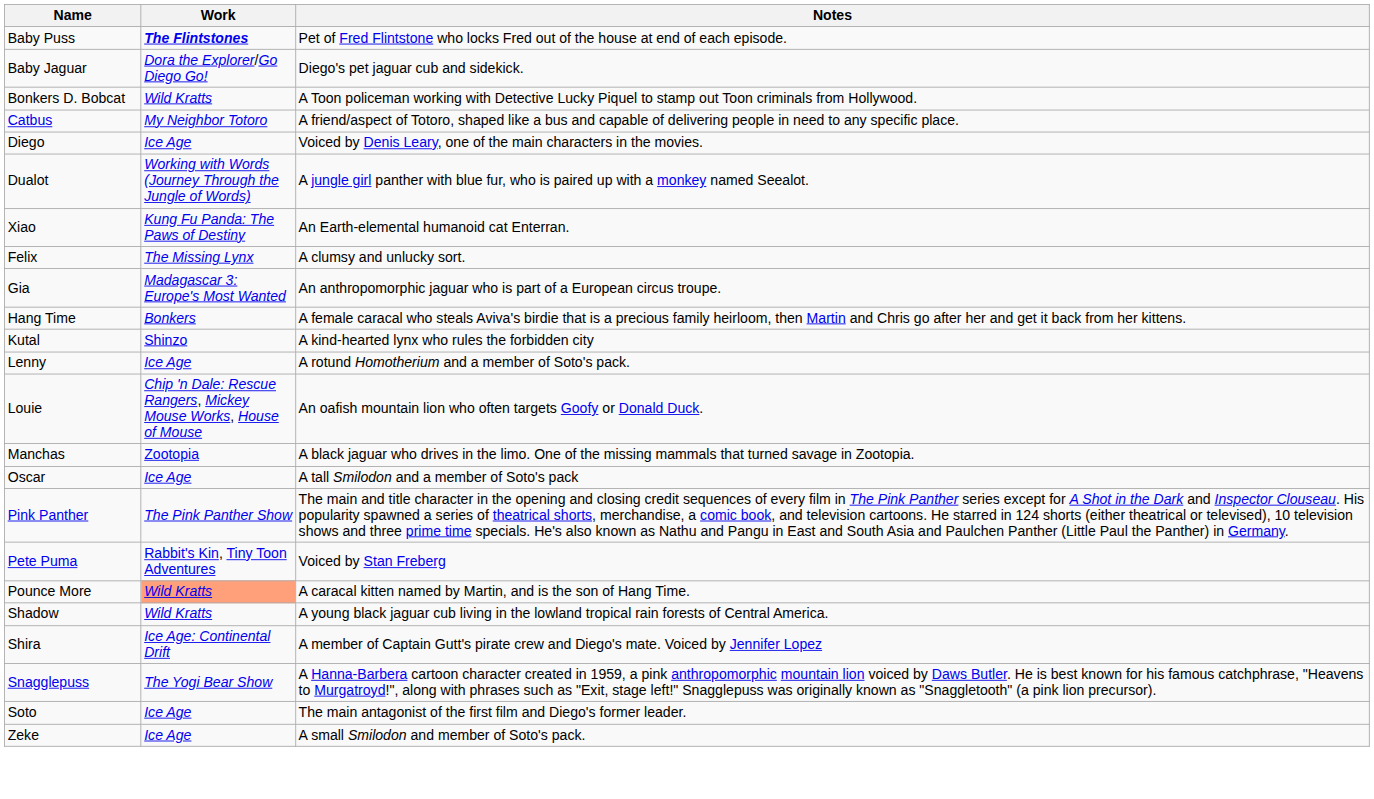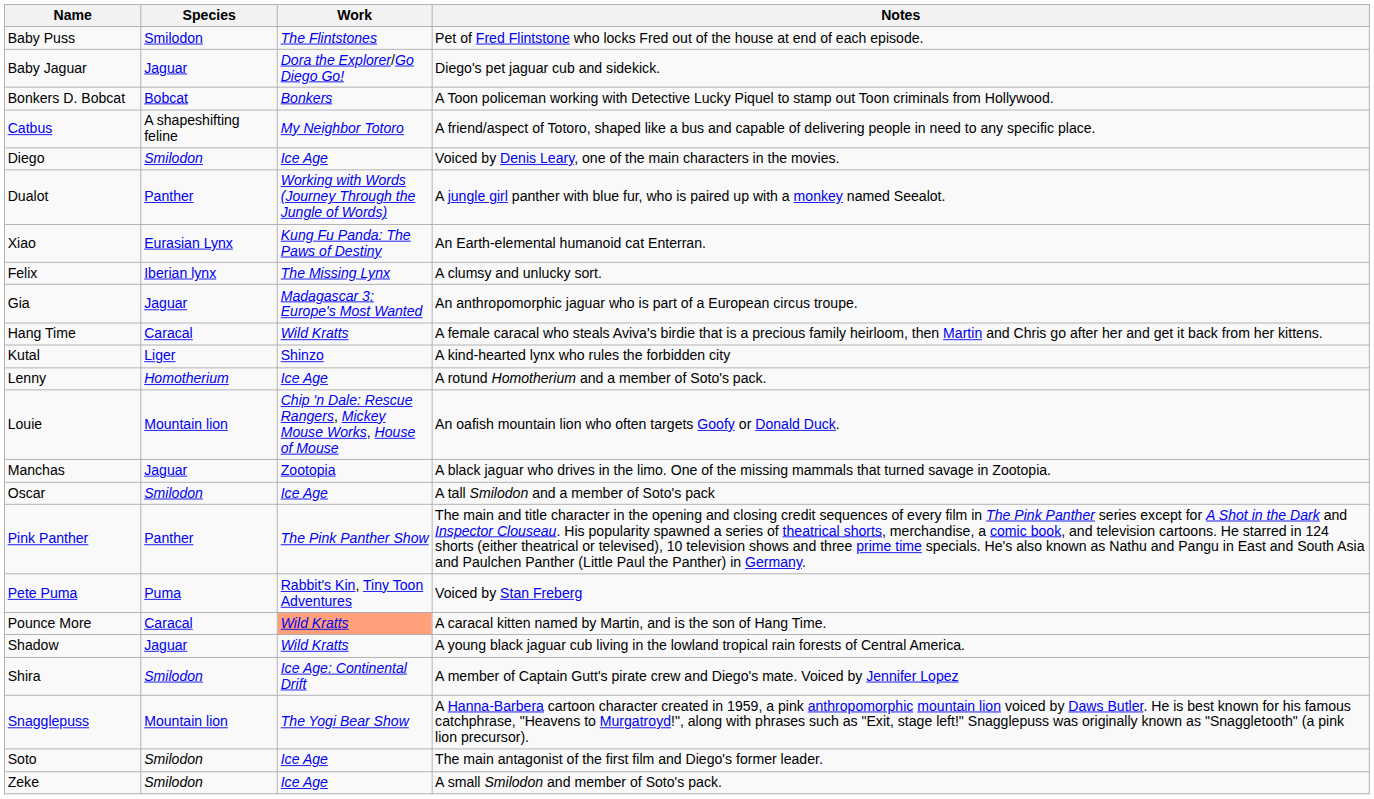+ column: (209, 15)
(196, 37) bold -> (329, 37) normal
(178, 98) Wild Kratts -> (307, 98) Bonkers
(170, 318) Bonkers -> (315, 334) Wild Kratts
